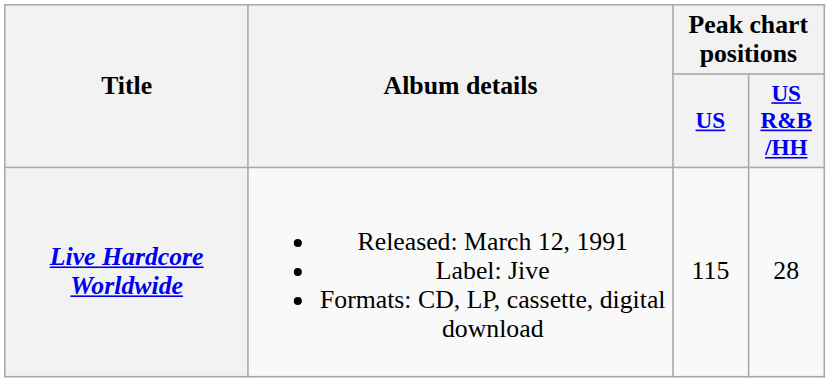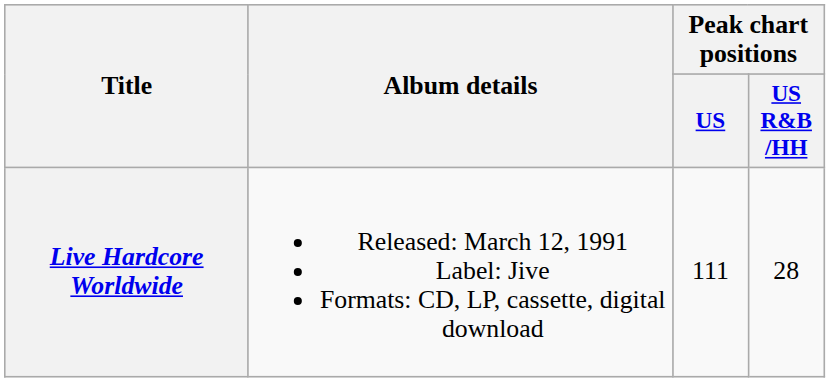(710, 271) 115 -> (710, 271) 111
